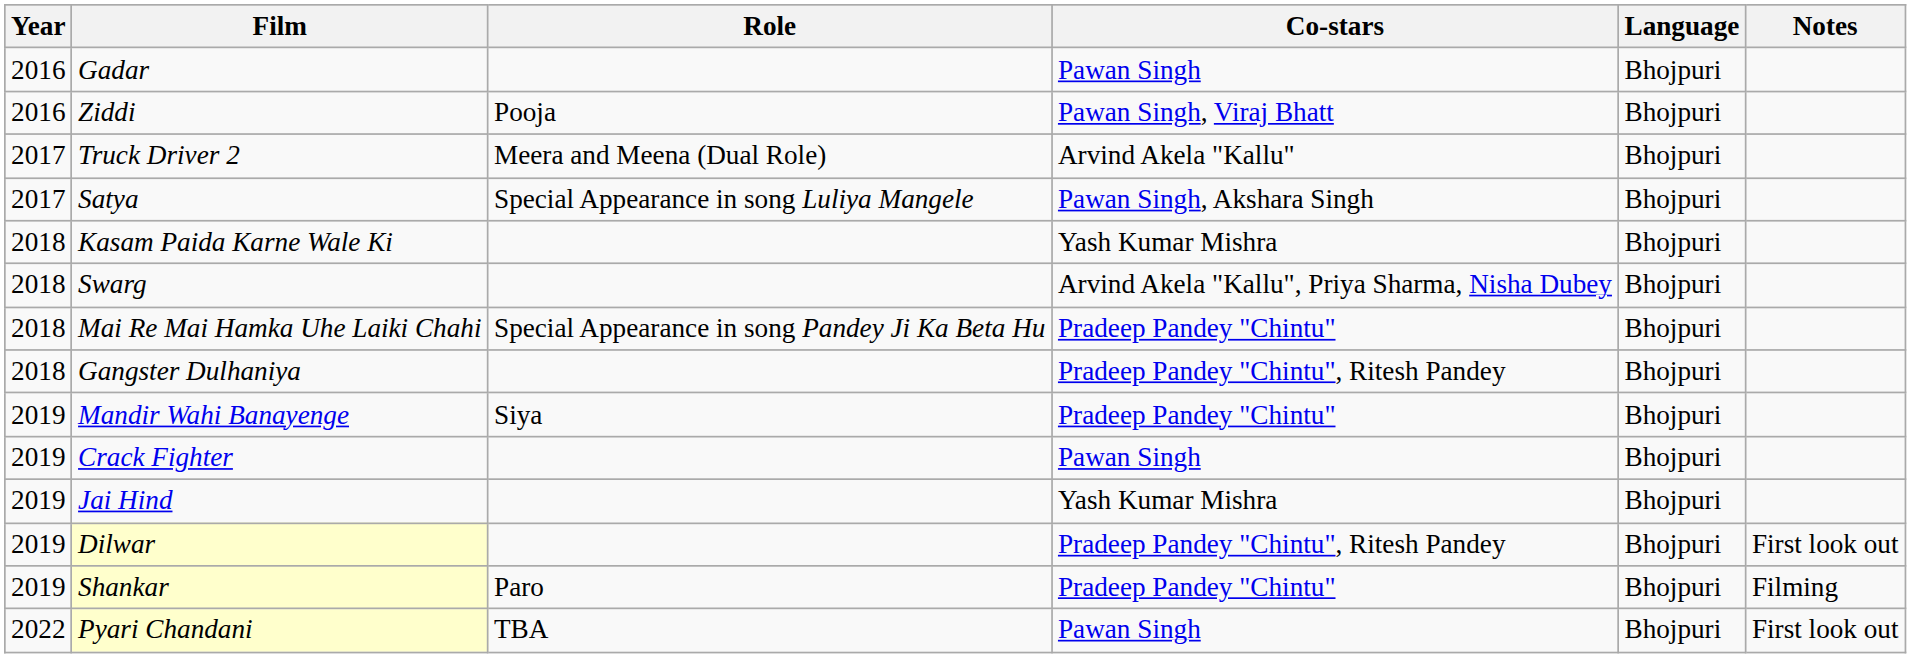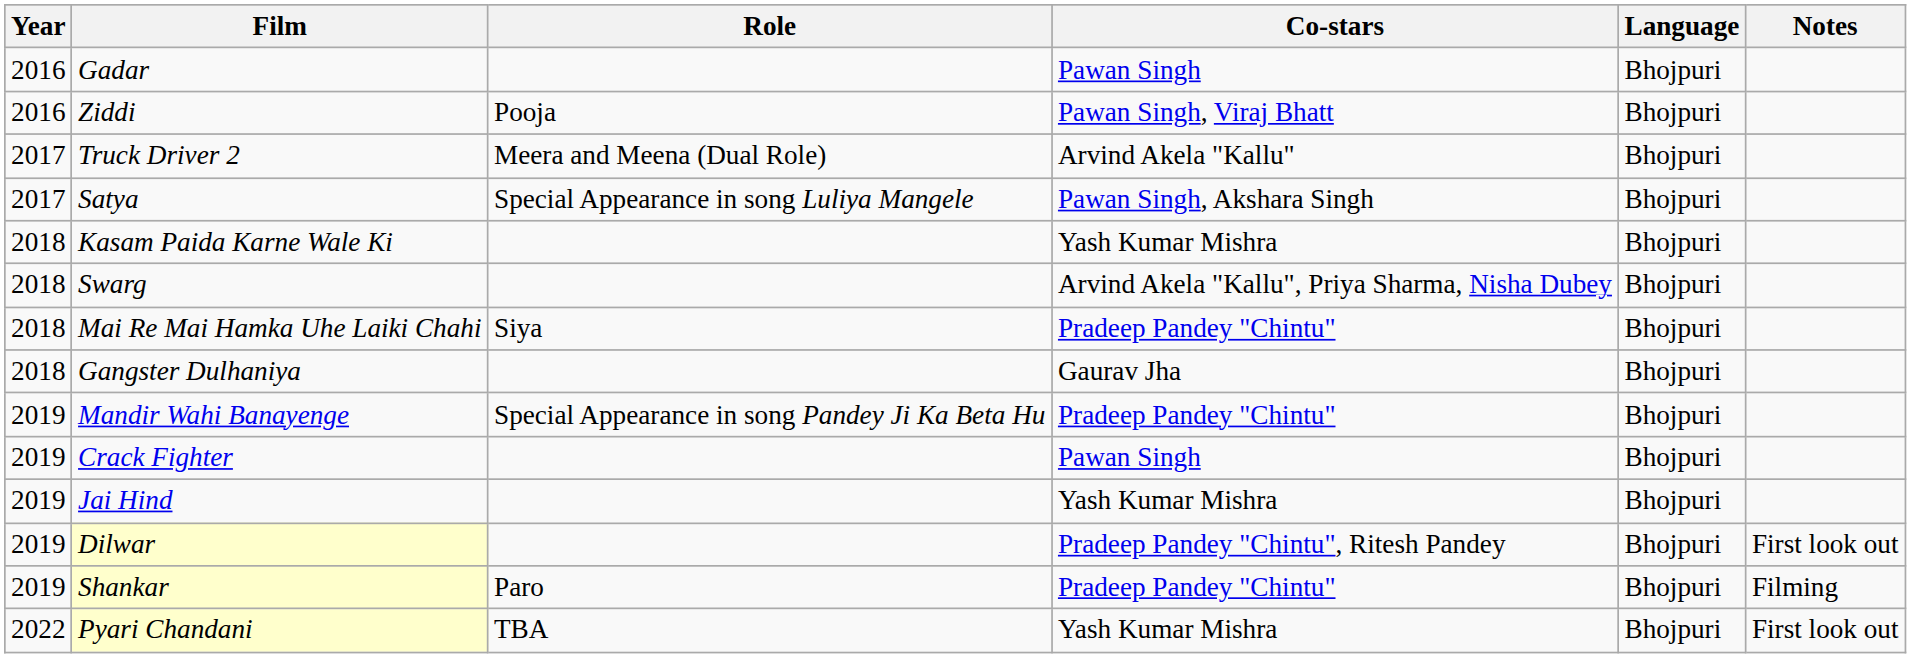(770, 328) Special Appearance in song Pandey Ji Ka Beta Hu -> (518, 328) Siya
(1282, 371) Pradeep Pandey "Chintu", Ritesh Pandey -> (1120, 371) Gaurav Jha
(518, 414) Siya -> (770, 414) Special Appearance in song Pandey Ji Ka Beta Hu
(1129, 629) Pawan Singh -> (1168, 629) Yash Kumar Mishra
